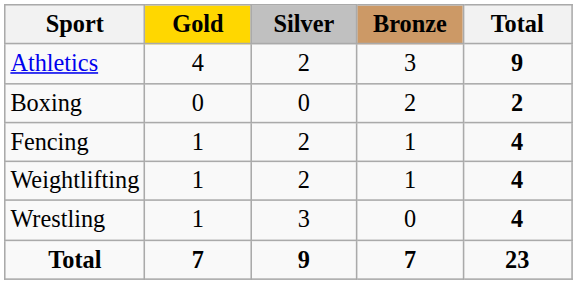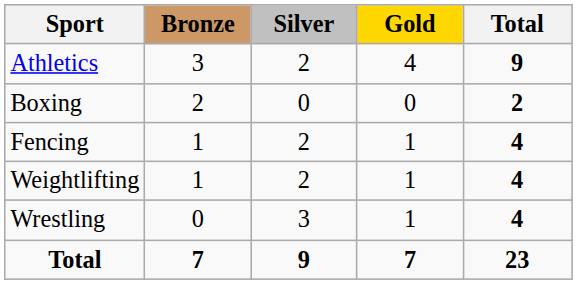columns swapped: (198, 23) <-> (410, 23)
